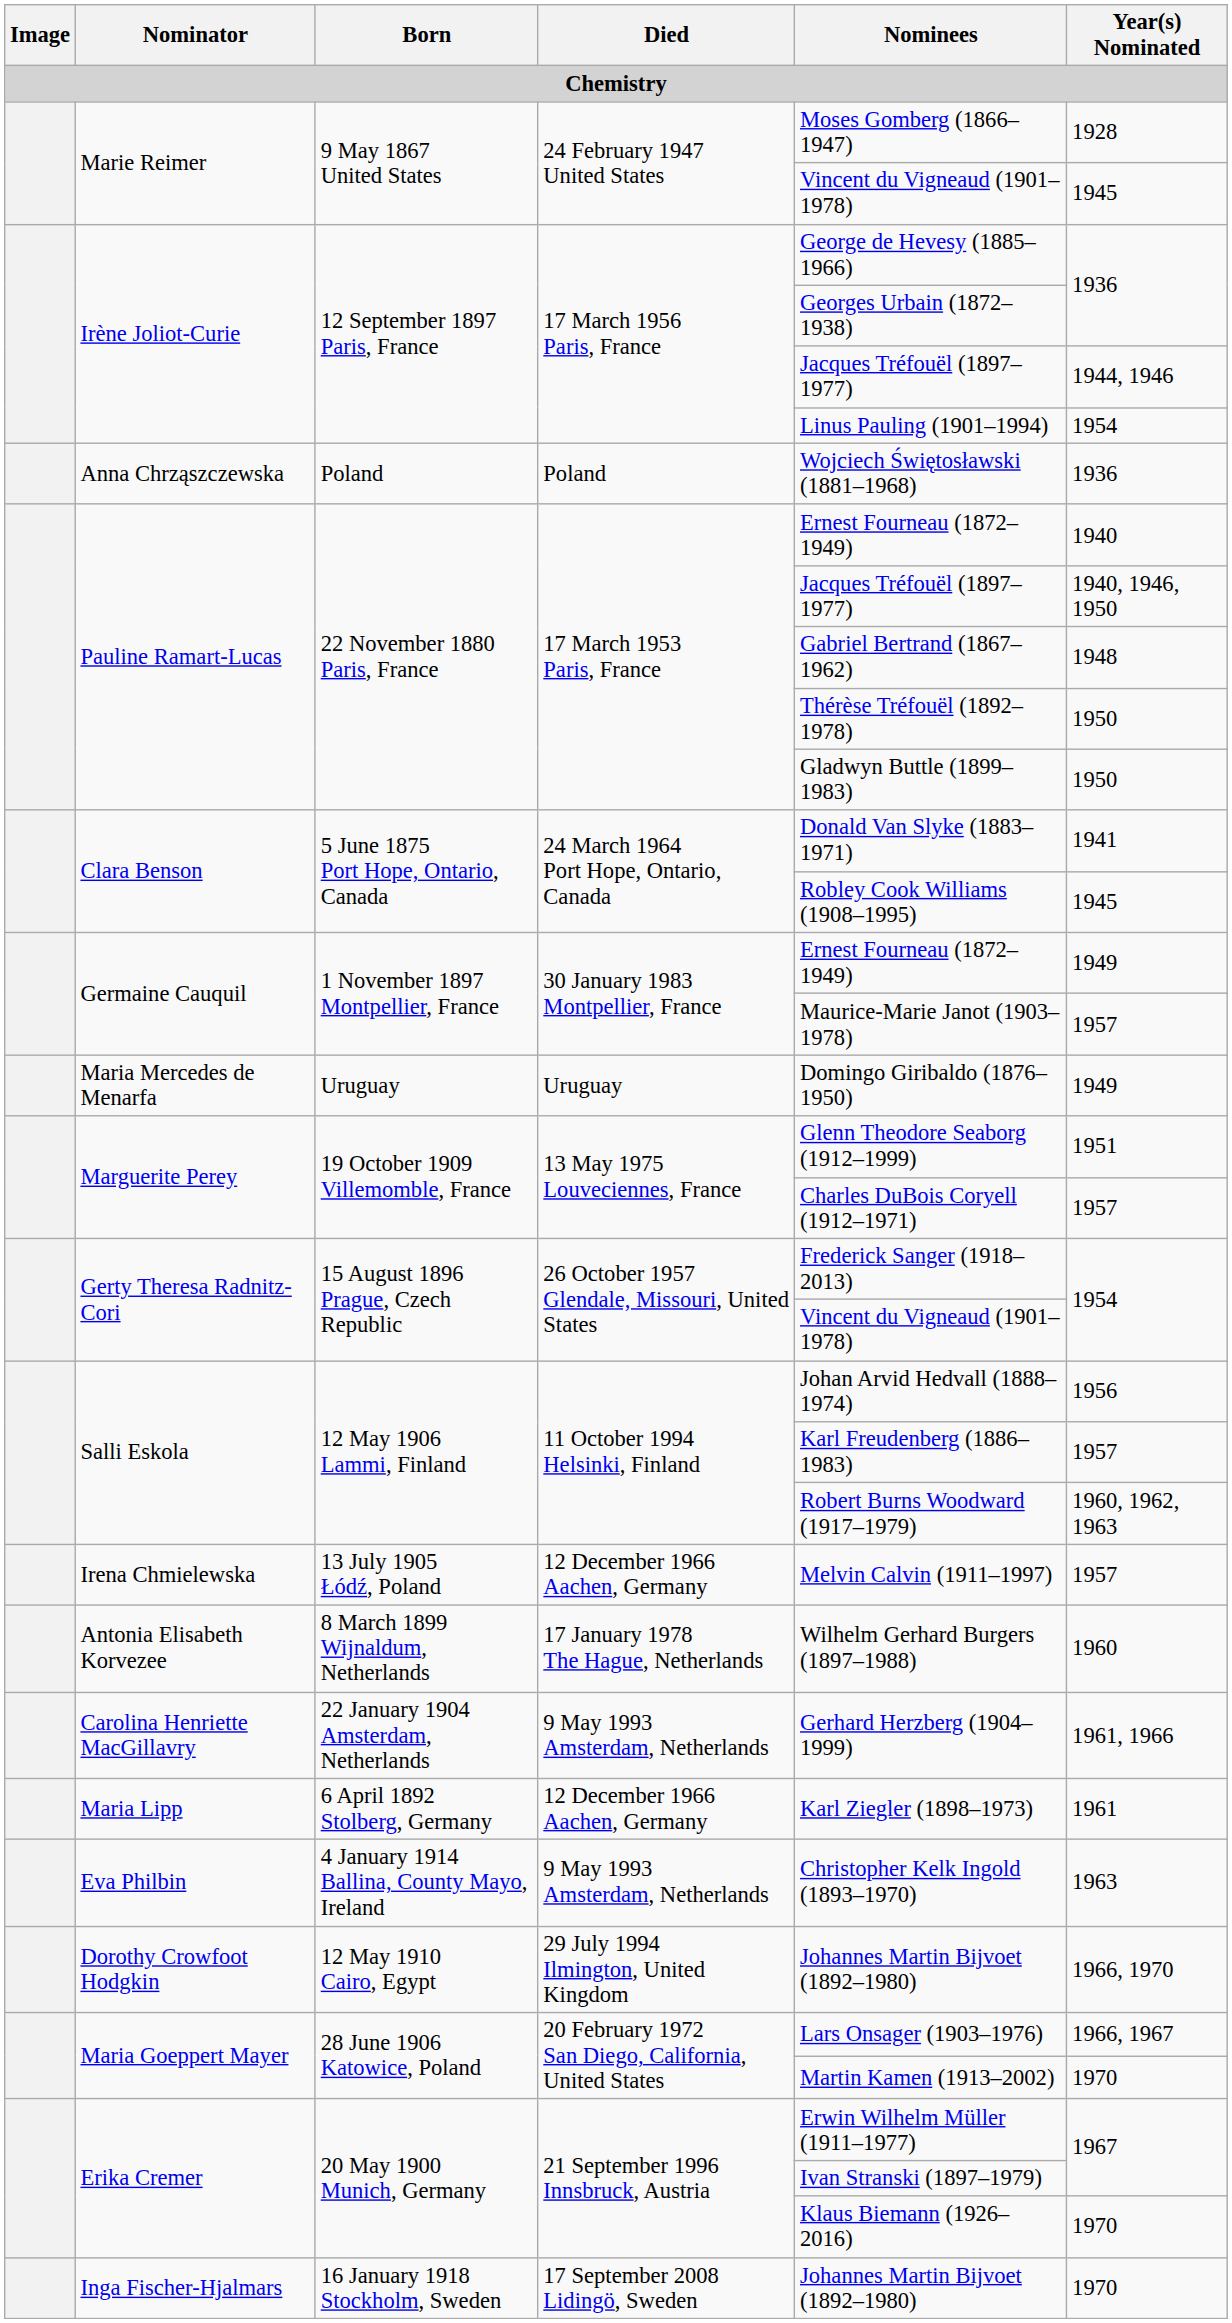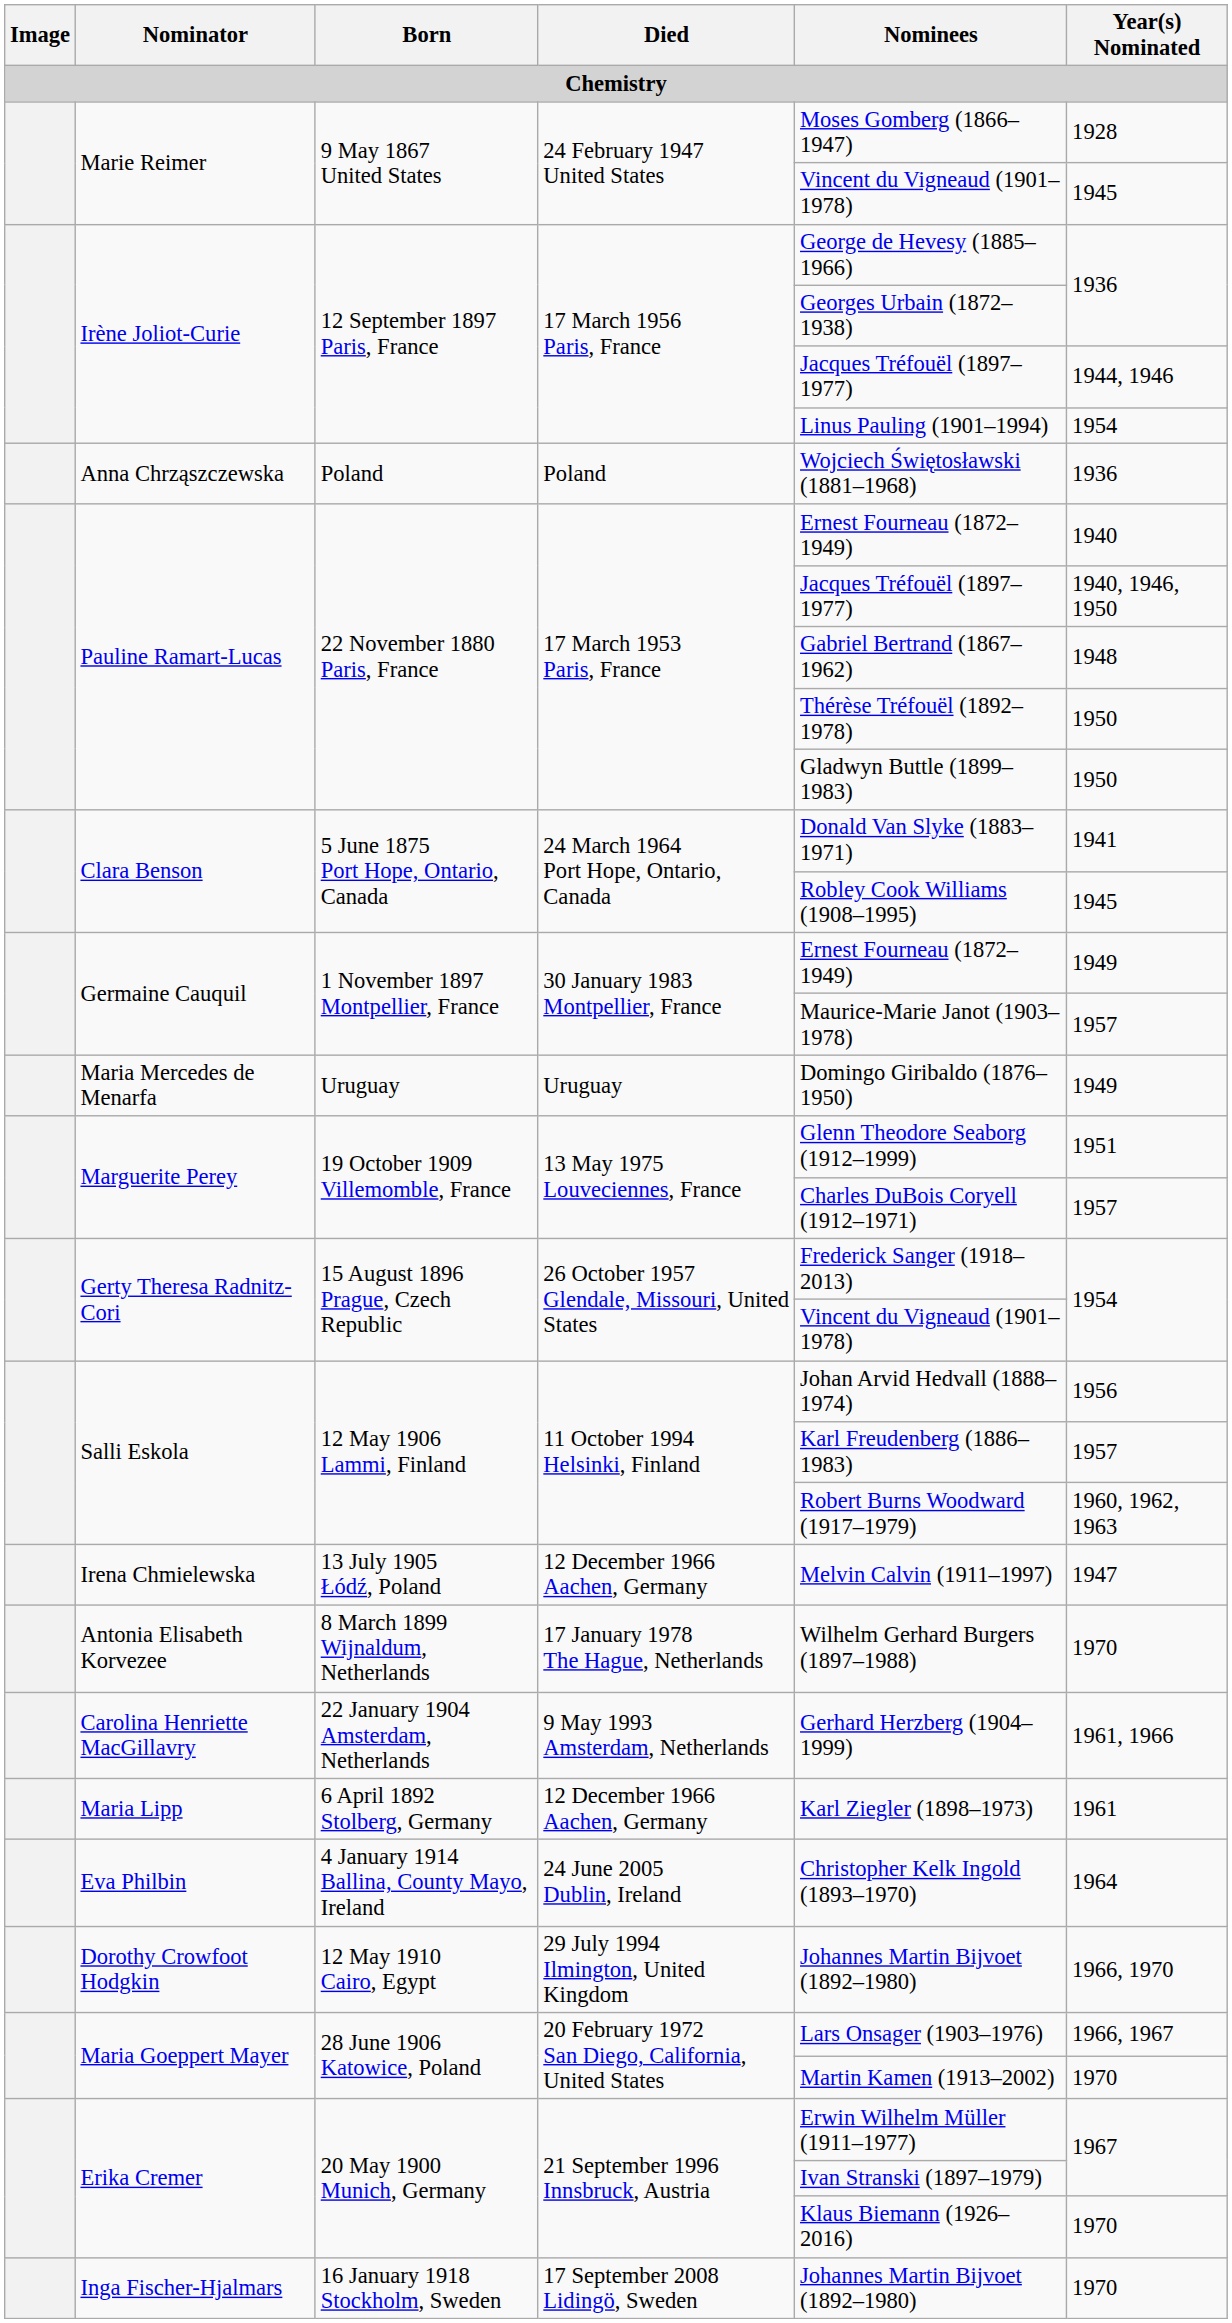(1095, 1574) 1957 -> (1095, 1574) 1947
(1095, 1648) 1960 -> (1095, 1648) 1970
(656, 1882) 9 May 1993 Amsterdam, Netherlands -> (612, 1882) 24 June 2005 Dublin, Ireland
(1095, 1882) 1963 -> (1095, 1882) 1964
